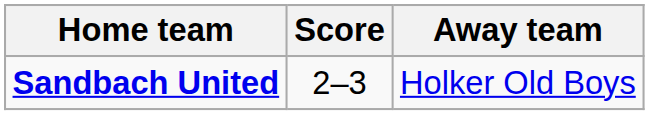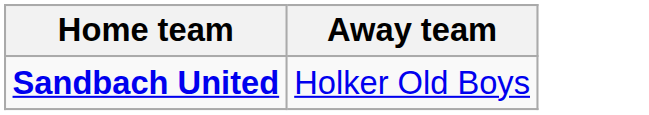- column: (340, 30)
